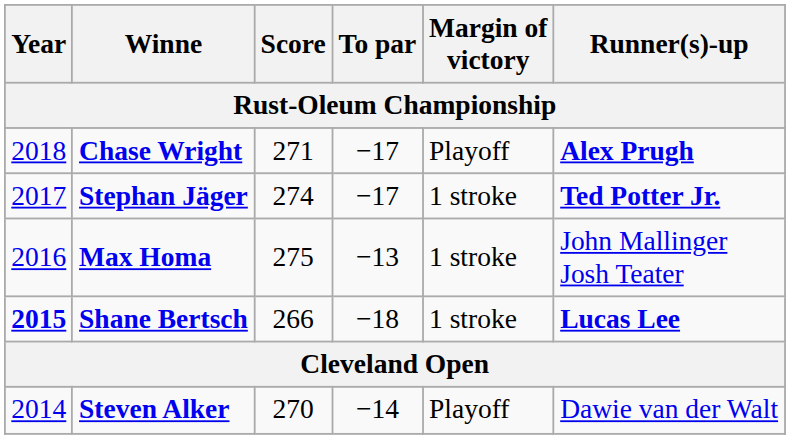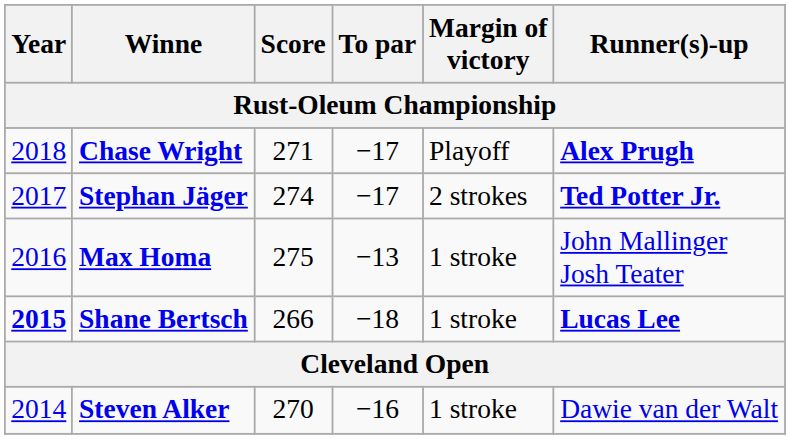(473, 196) 1 stroke -> (478, 196) 2 strokes
(377, 410) −14 -> (377, 410) −16
(469, 410) Playoff -> (473, 410) 1 stroke
